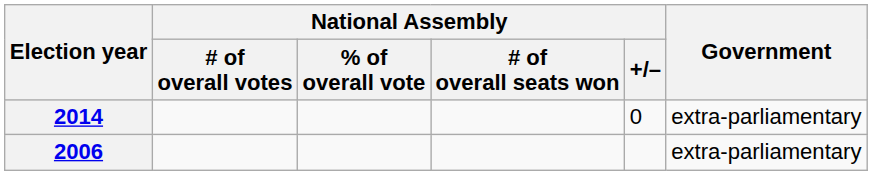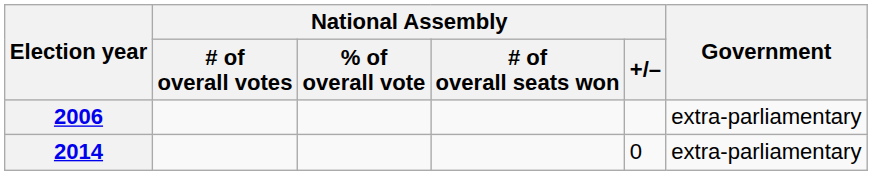rows swapped: (78, 151) <-> (78, 116)
